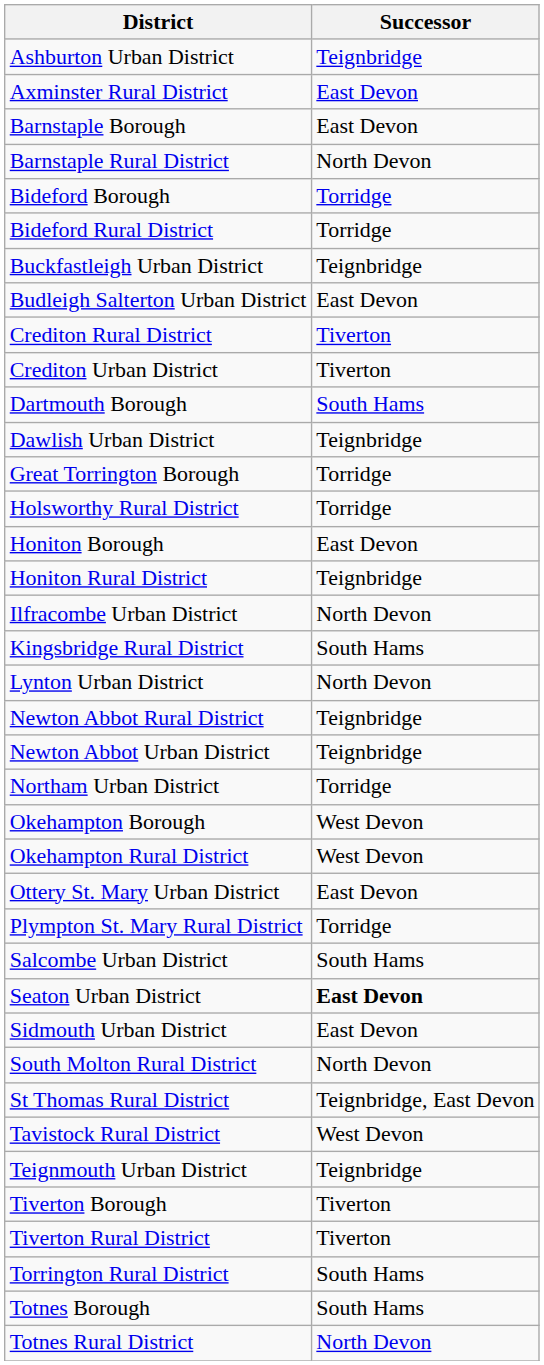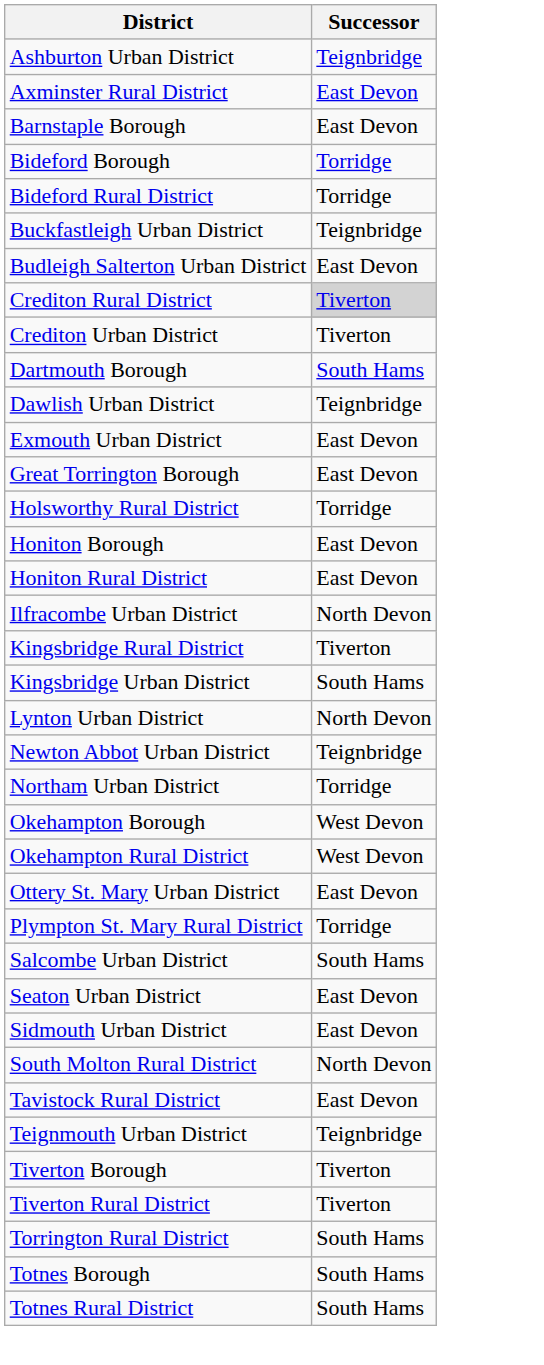- row: (119, 160)
(354, 334) no background -> (354, 299) lightgrey background
+ row: (116, 439)
(354, 473) Torridge -> (367, 473) East Devon
(369, 578) Teignbridge -> (367, 578) East Devon
(370, 647) South Hams -> (354, 647) Tiverton
+ row: (130, 682)
- row: (137, 717)
(370, 995) bold -> (367, 995) normal
- row: (119, 1099)
(370, 1134) West Devon -> (367, 1099) East Devon
(374, 1342) North Devon -> (370, 1308) South Hams
